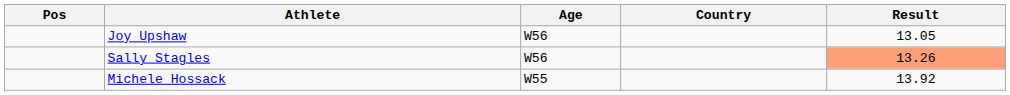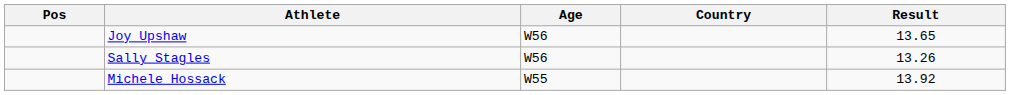(916, 37) 13.05 -> (916, 37) 13.65
(916, 58) lightsalmon background -> (916, 58) no background
